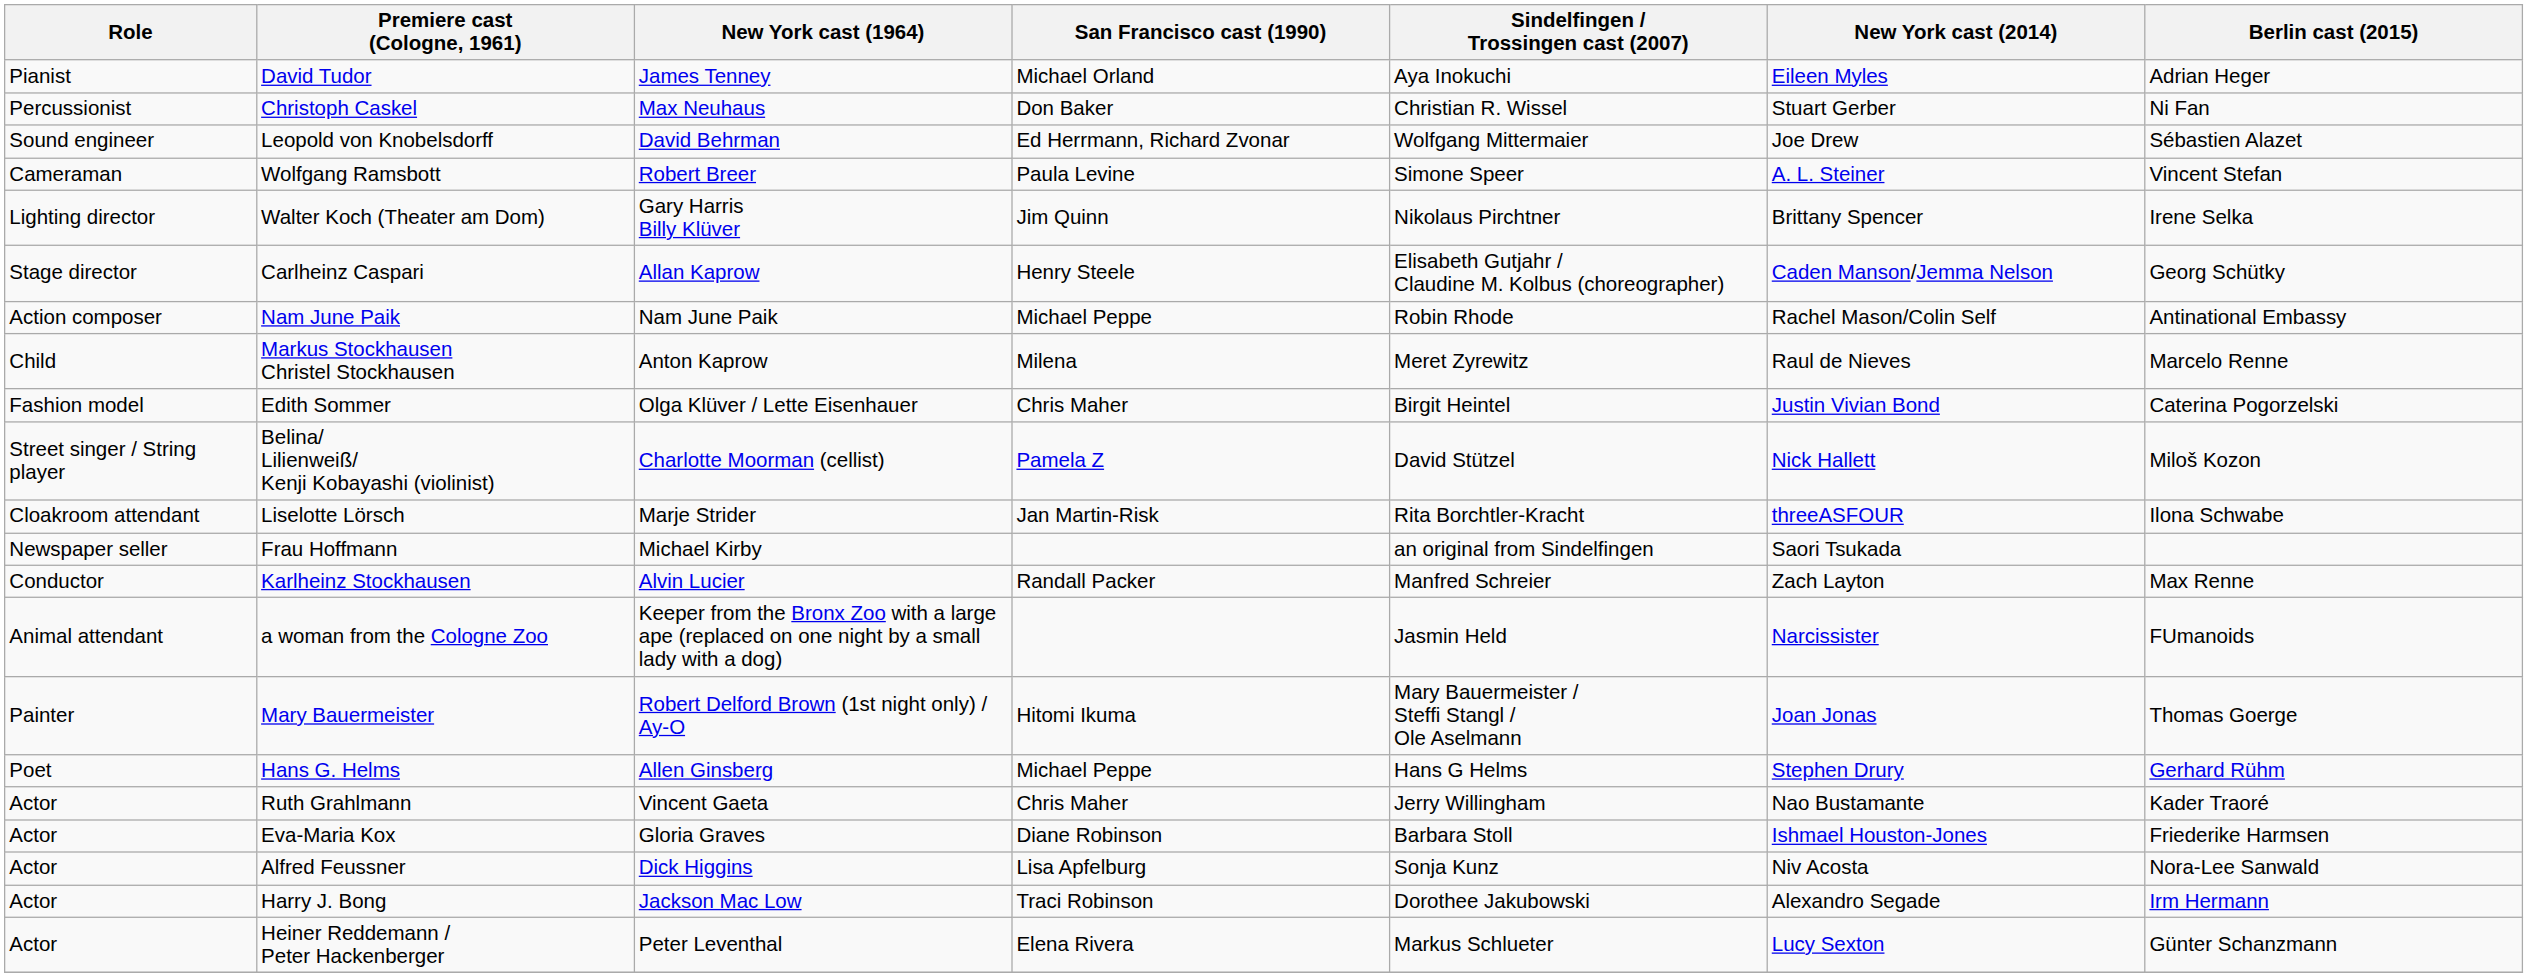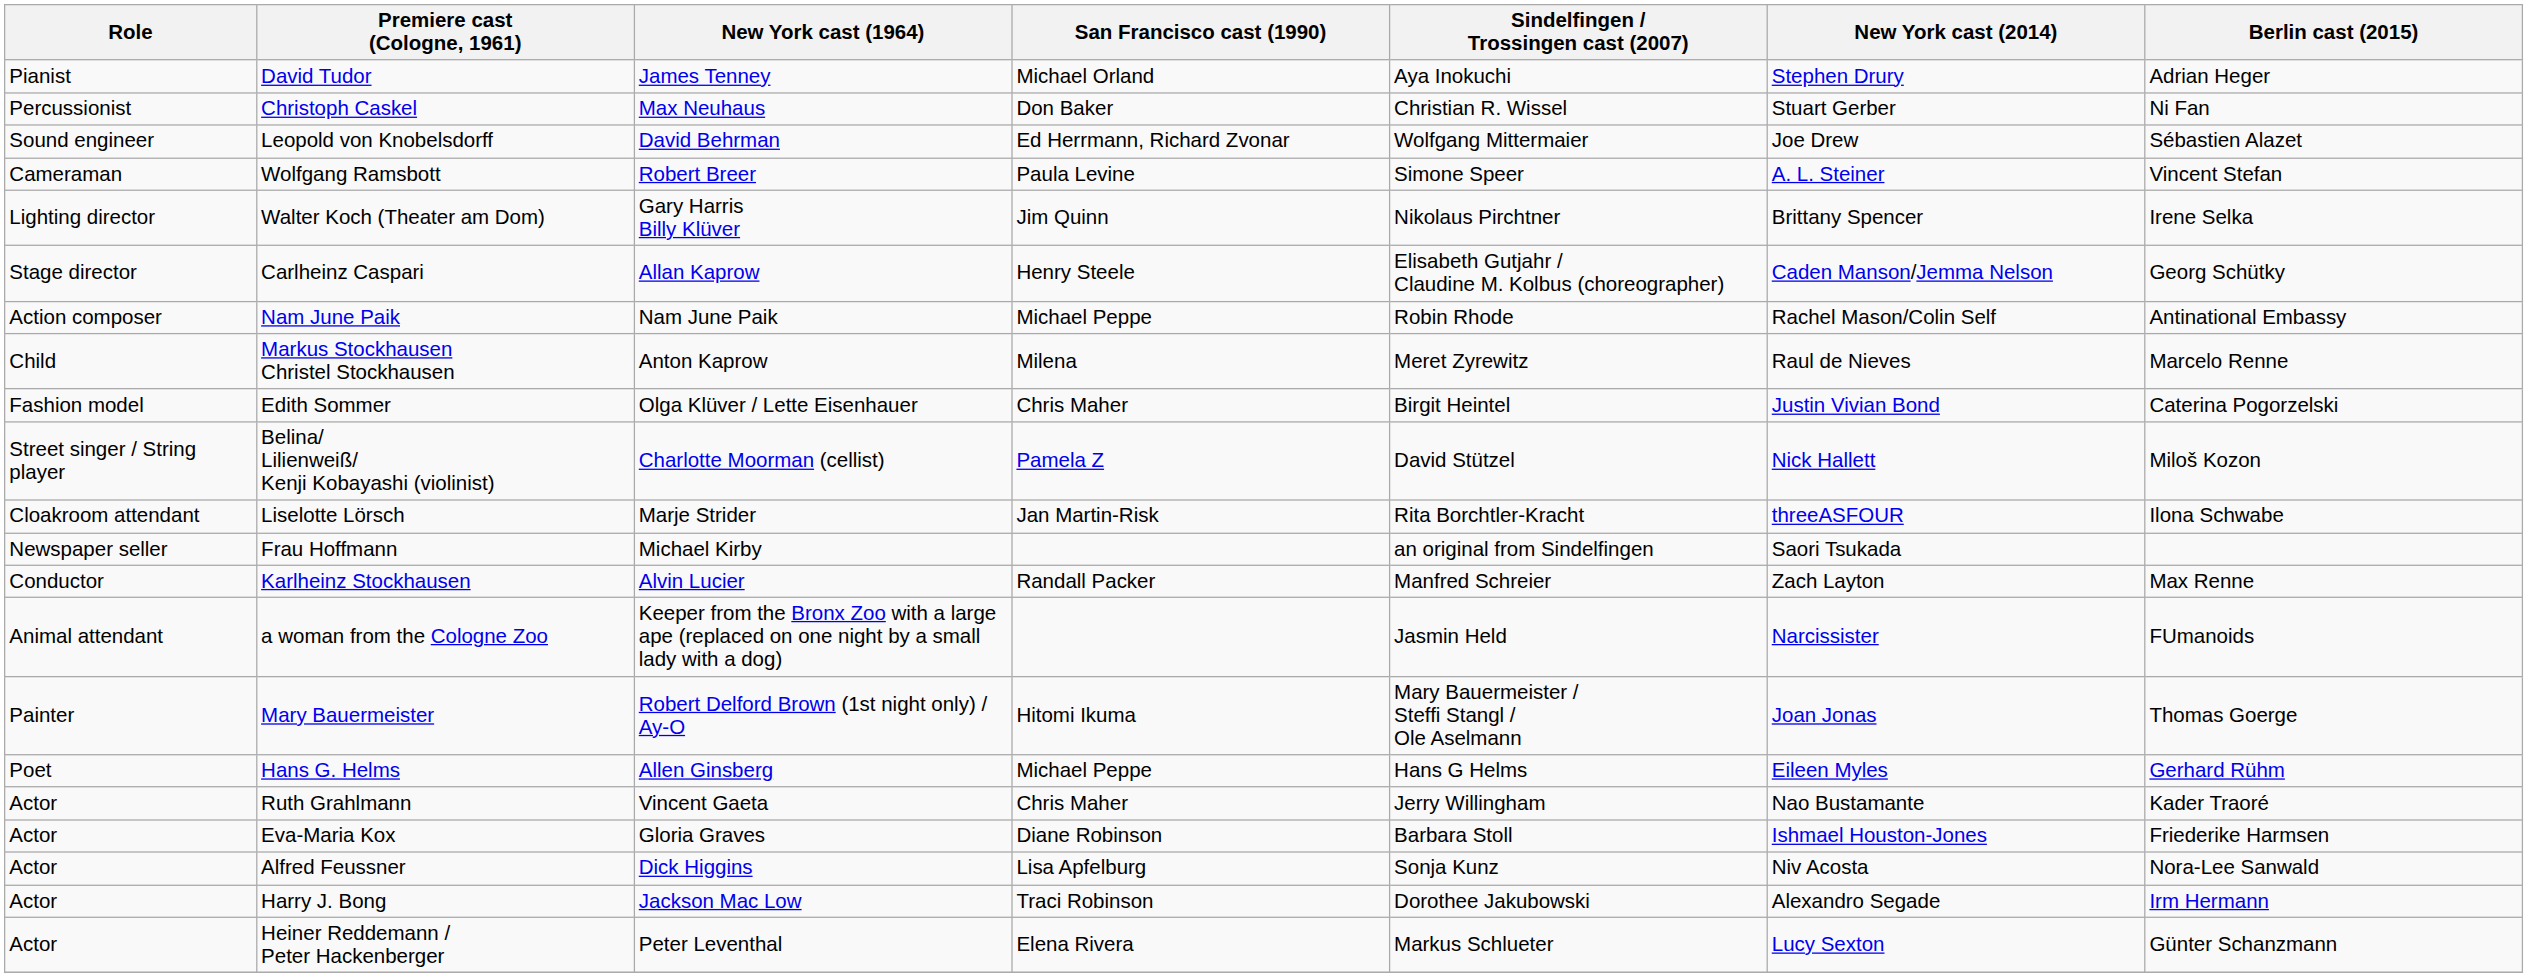(1830, 76) Eileen Myles -> (1838, 76) Stephen Drury
(1838, 770) Stephen Drury -> (1830, 770) Eileen Myles
